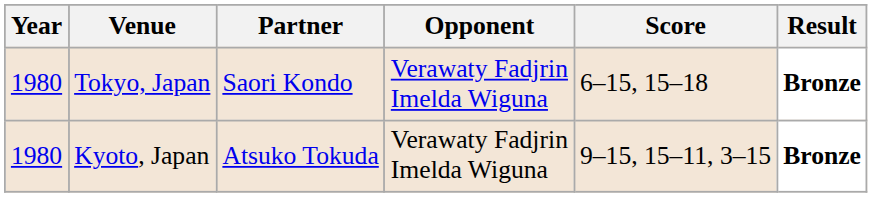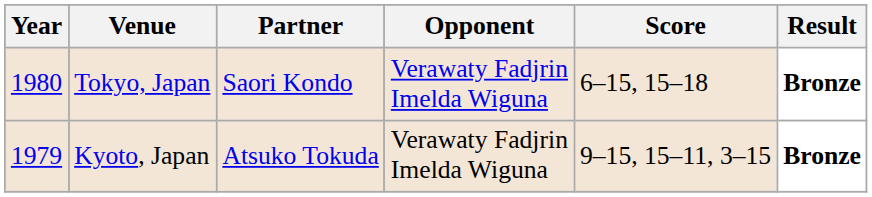(37, 155) 1980 -> (37, 155) 1979
